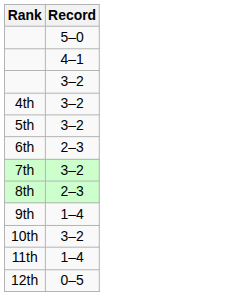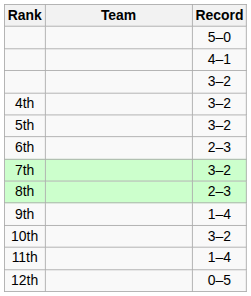+ column: (119, 15)
